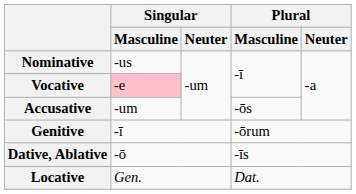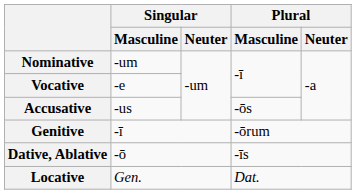(123, 62) -us -> (126, 62) -um
(120, 85) pink background -> (120, 85) no background
(126, 108) -um -> (123, 108) -us
